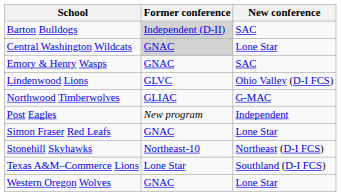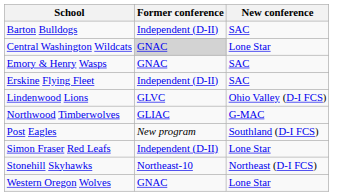(184, 30) lightgrey background -> (178, 30) no background
+ row: (51, 81)
(262, 115) Independent -> (274, 132) Southland (D-I FCS)
(159, 132) GNAC -> (178, 149) Independent (D-II)
- row: (73, 166)
